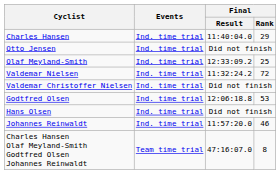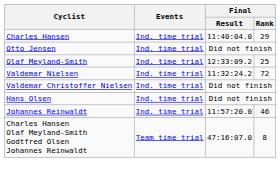- row: (38, 98)
